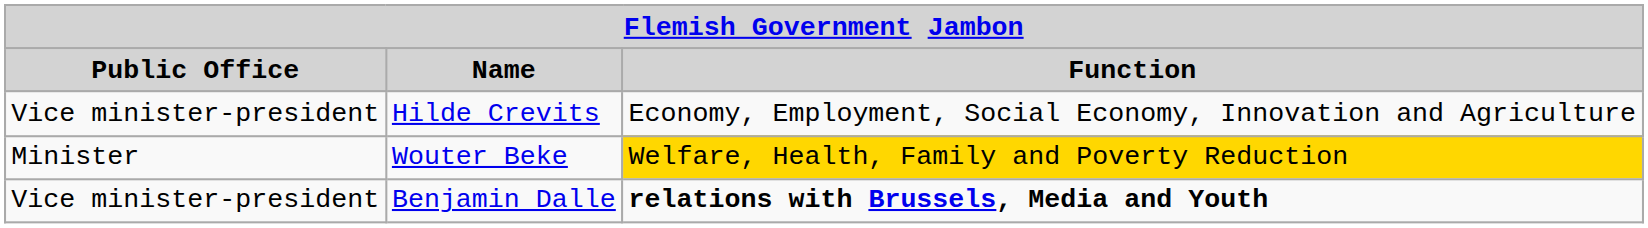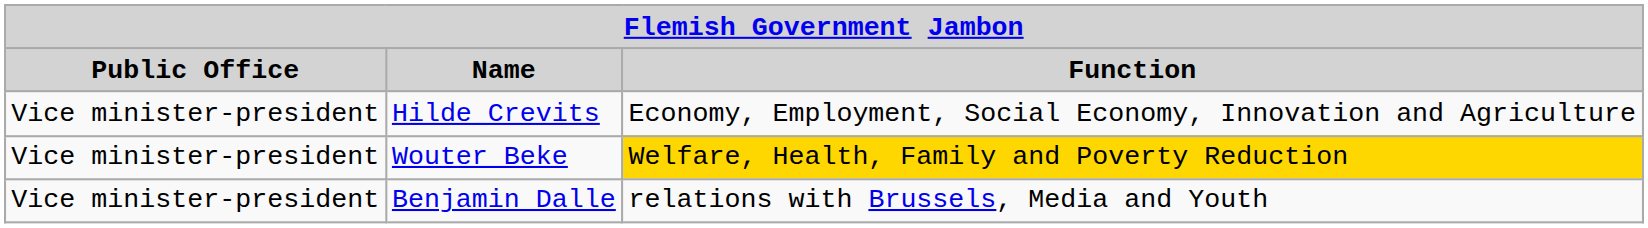(75, 157) Minister -> (195, 157) Vice minister-president
(948, 200) bold -> (948, 200) normal
